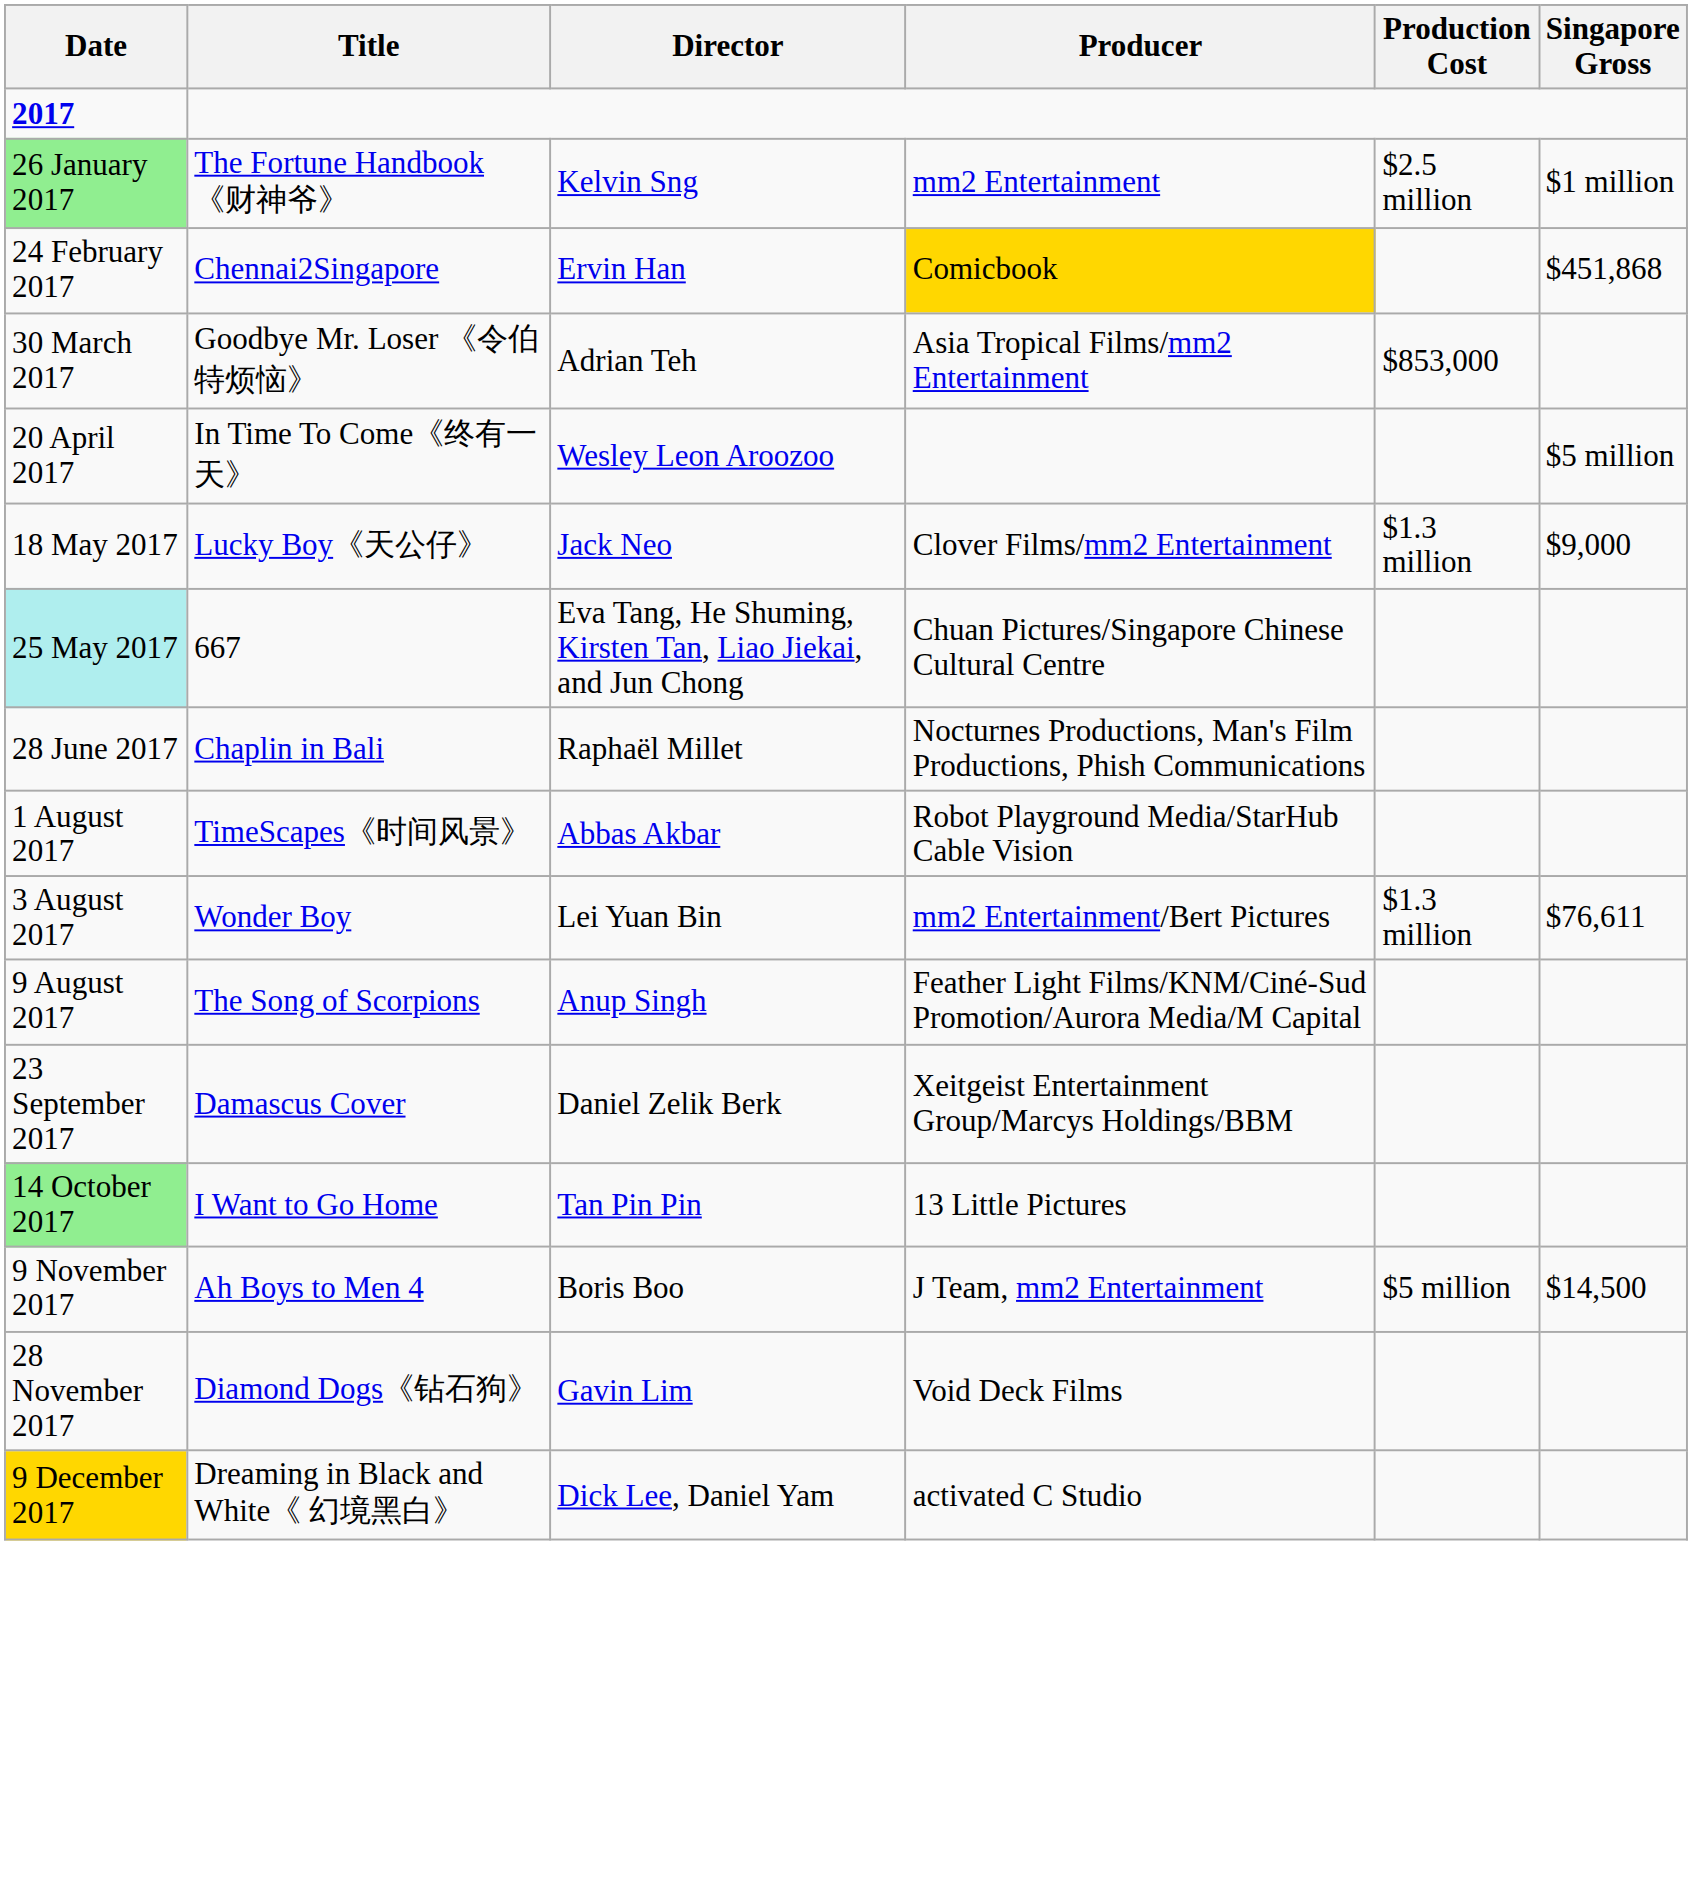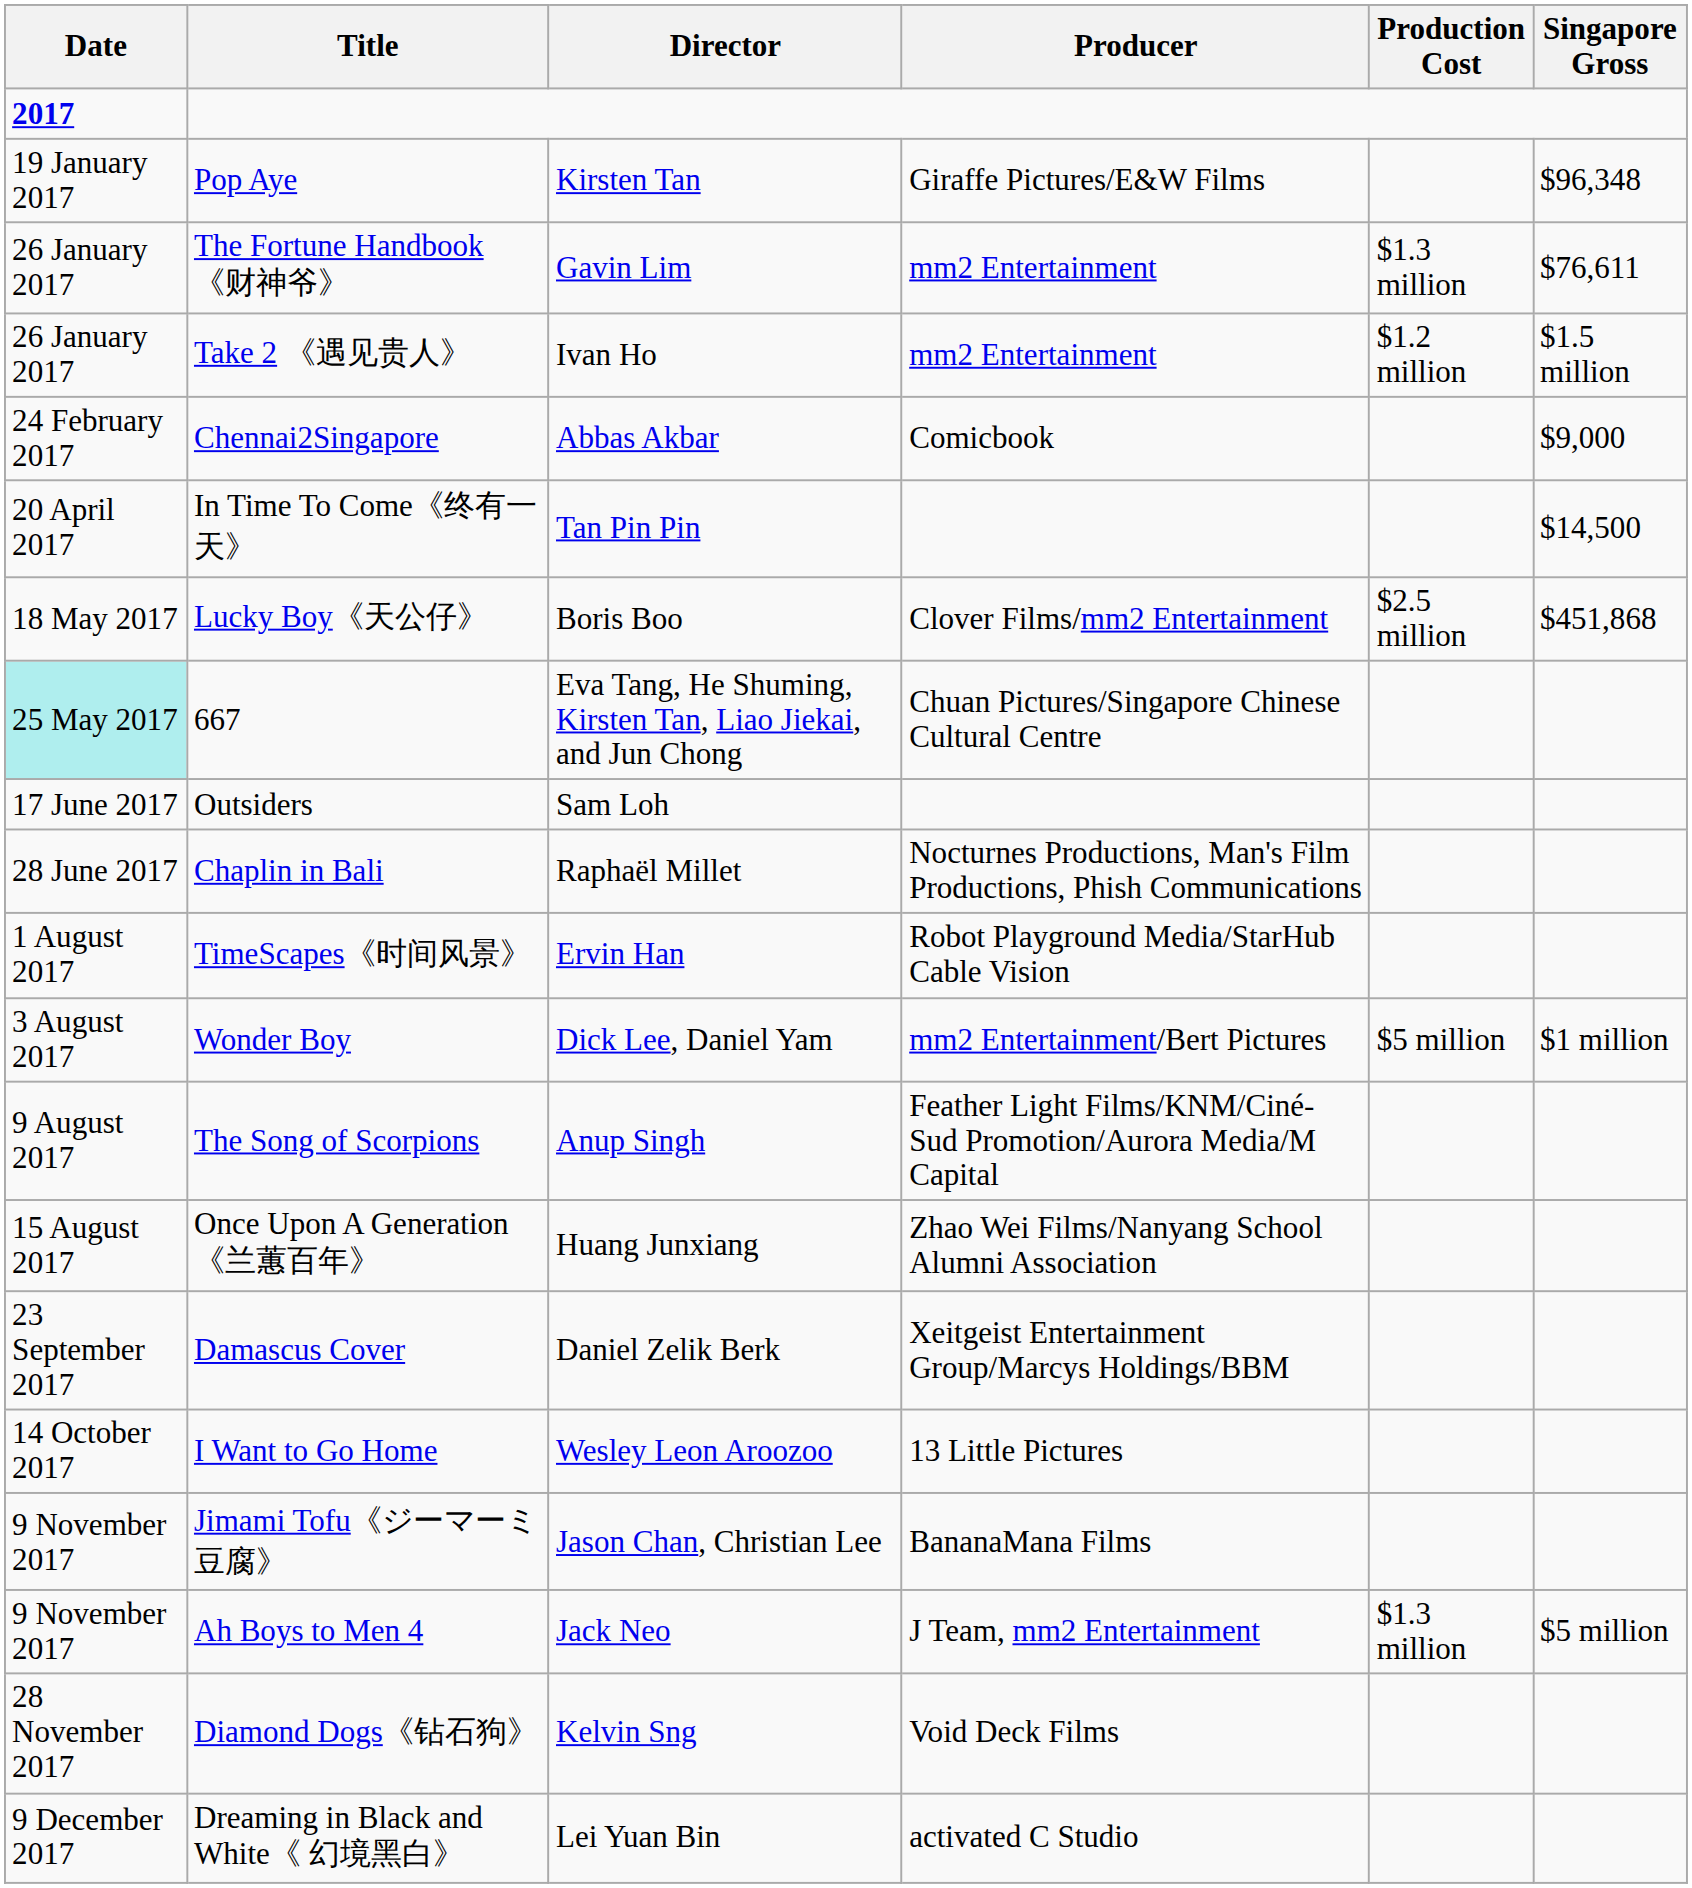+ row: (246, 179)
(80, 182) lightgreen background -> (80, 267) no background
(628, 182) Kelvin Sng -> (624, 267) Gavin Lim
(1427, 182) $2.5 million -> (1422, 267) $1.3 million
(1610, 182) $1 million -> (1590, 267) $76,611
+ row: (333, 353)
(622, 269) Ervin Han -> (637, 438) Abbas Akbar
(985, 269) gold background -> (982, 438) no background
(1604, 269) $451,868 -> (1583, 438) $9,000
- row: (367, 358)
(696, 455) Wesley Leon Aroozoo -> (628, 528) Tan Pin Pin
(1610, 455) $5 million -> (1590, 528) $14,500
(615, 545) Jack Neo -> (619, 618) Boris Boo
(1427, 545) $1.3 million -> (1422, 618) $2.5 million
(1588, 545) $9,000 -> (1598, 618) $451,868
+ row: (253, 803)
(639, 833) Abbas Akbar -> (620, 954) Ervin Han
(640, 917) Lei Yuan Bin -> (694, 1038) Dick Lee, Daniel Yam
(1427, 917) $1.3 million -> (1441, 1038) $5 million
(1596, 917) $76,611 -> (1604, 1038) $1 million
+ row: (351, 1243)
(82, 1204) lightgreen background -> (82, 1451) no background
(630, 1204) Tan Pin Pin -> (694, 1451) Wesley Leon Aroozoo
+ row: (365, 1540)
(621, 1288) Boris Boo -> (613, 1631) Jack Neo
(1447, 1288) $5 million -> (1422, 1631) $1.3 million
(1596, 1288) $14,500 -> (1604, 1631) $5 million
(625, 1390) Gavin Lim -> (626, 1732) Kelvin Sng
(88, 1494) gold background -> (88, 1837) no background
(696, 1494) Dick Lee, Daniel Yam -> (638, 1837) Lei Yuan Bin
